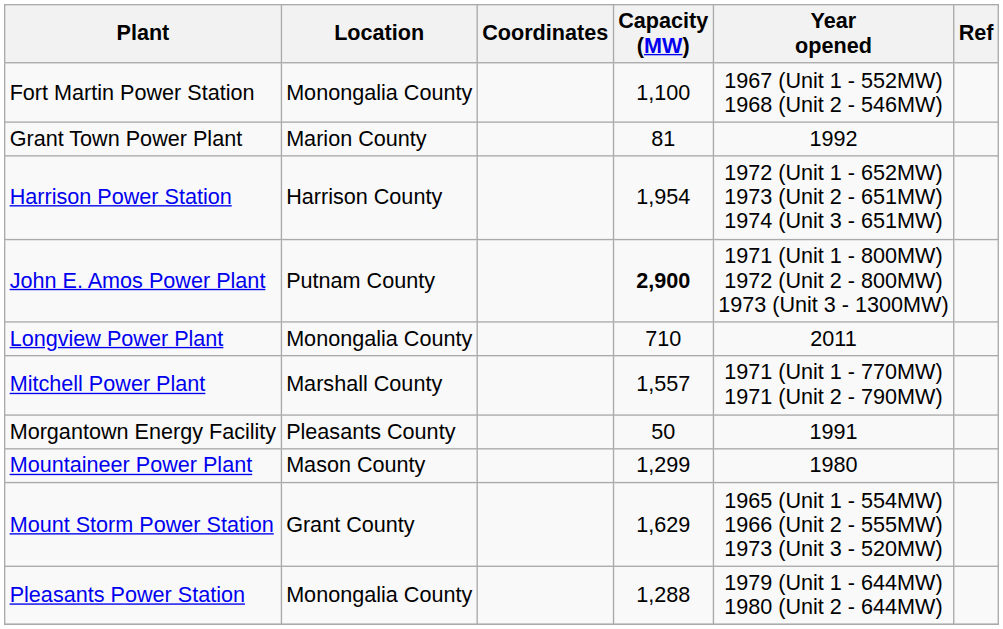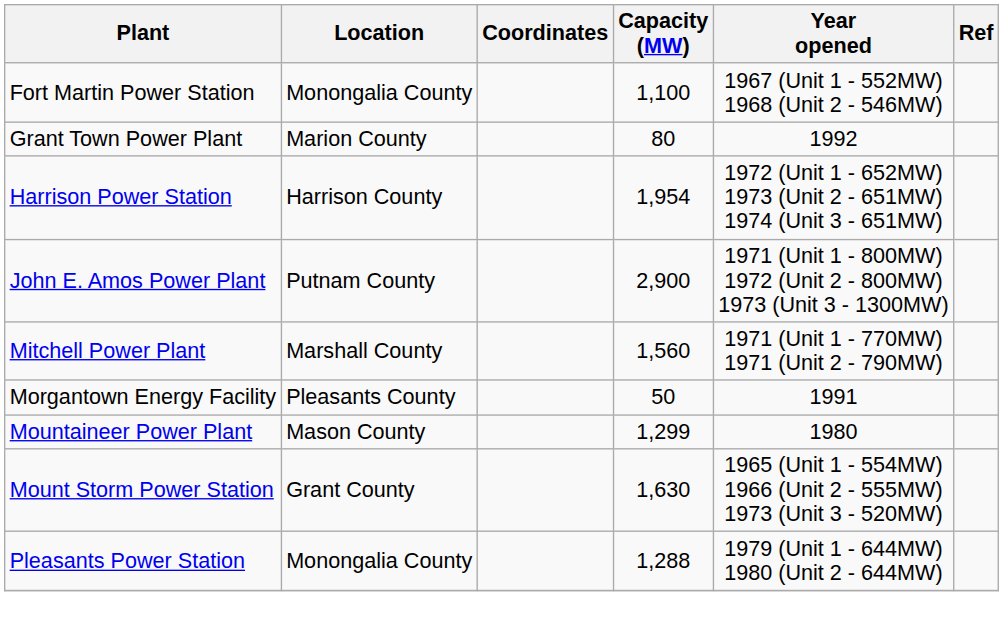(663, 138) 81 -> (663, 138) 80
(663, 280) bold -> (663, 280) normal
- row: (117, 338)
(663, 385) 1,557 -> (663, 350) 1,560
(663, 524) 1,629 -> (663, 490) 1,630
